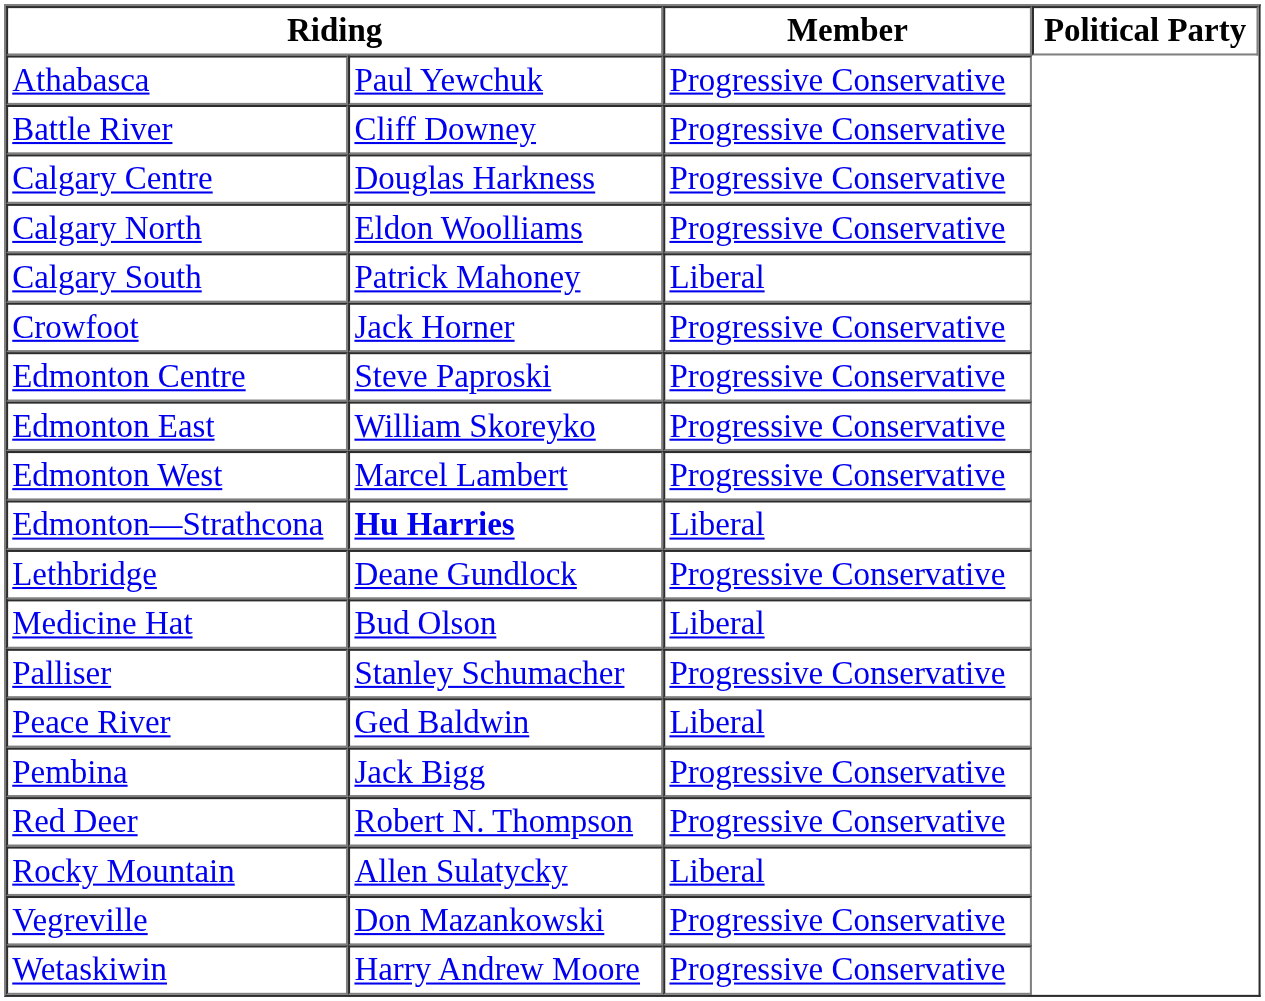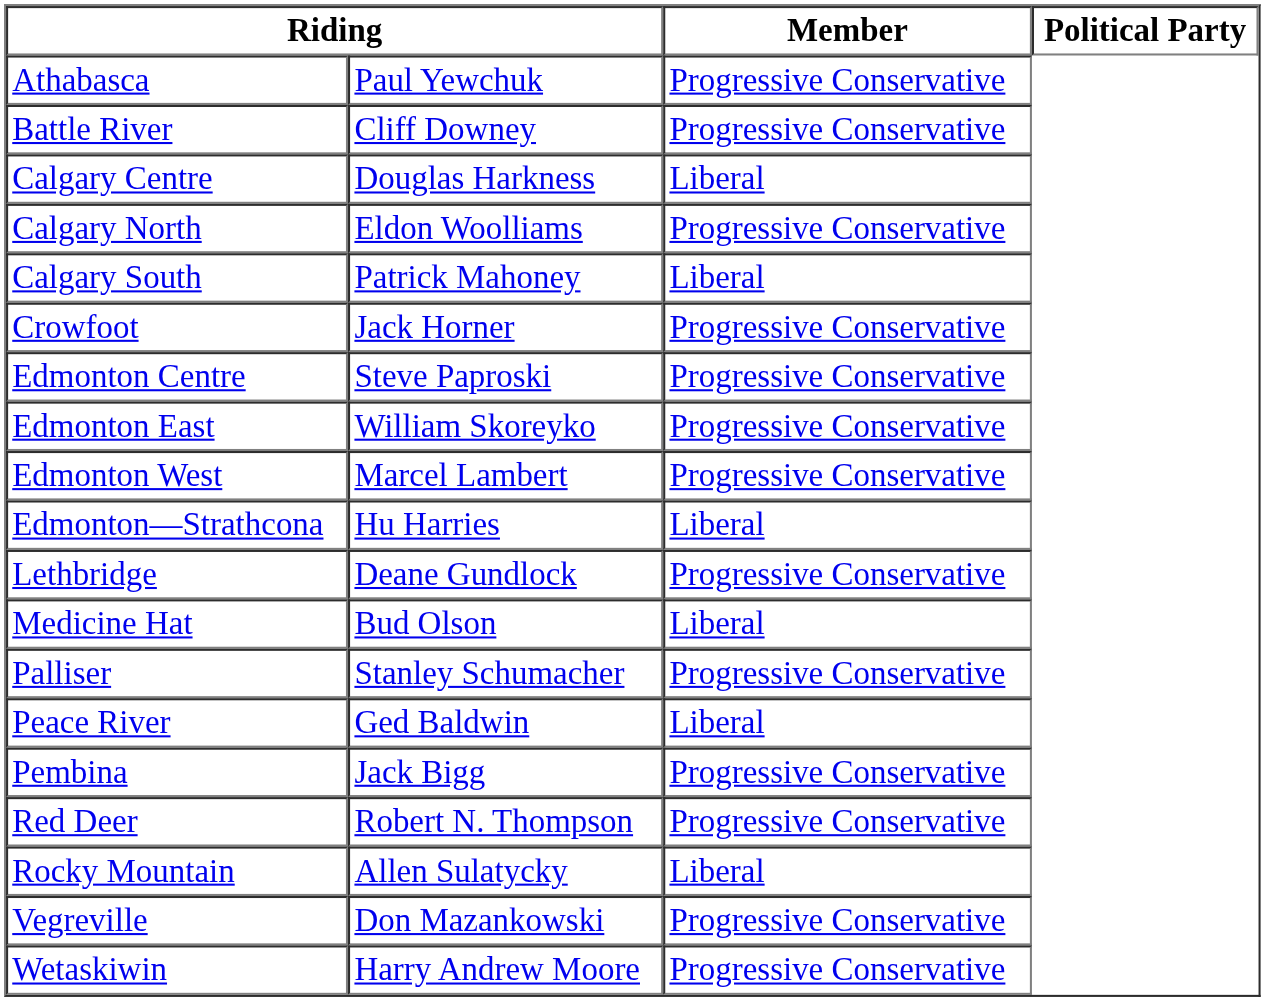(837, 178) Progressive Conservative -> (717, 178) Liberal
(435, 524) bold -> (427, 524) normal
